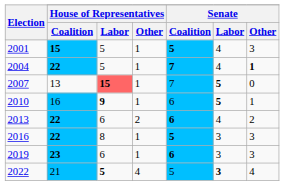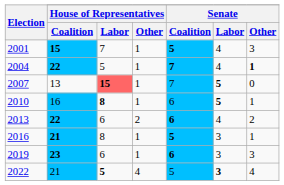(102, 48) 5 -> (102, 48) 7
(102, 101) 9 -> (102, 101) 8
(55, 136) 22 -> (55, 136) 21
(252, 136) 3 -> (252, 136) 1
